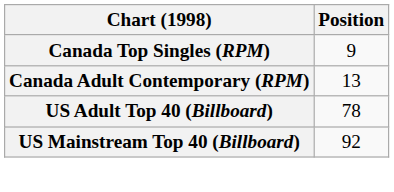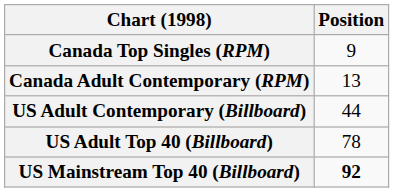+ row: (159, 111)
(351, 141) normal -> (351, 171) bold
